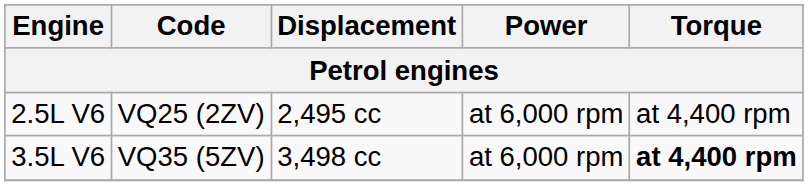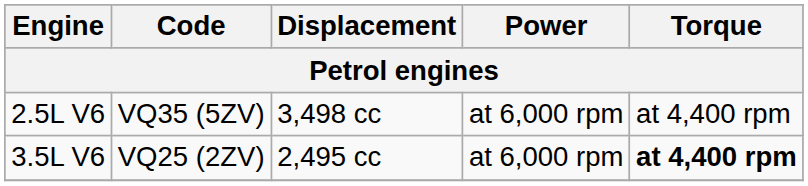(191, 113) VQ25 (2ZV) -> (191, 113) VQ35 (5ZV)
(329, 113) 2,495 cc -> (329, 113) 3,498 cc
(191, 157) VQ35 (5ZV) -> (191, 157) VQ25 (2ZV)
(329, 157) 3,498 cc -> (329, 157) 2,495 cc
